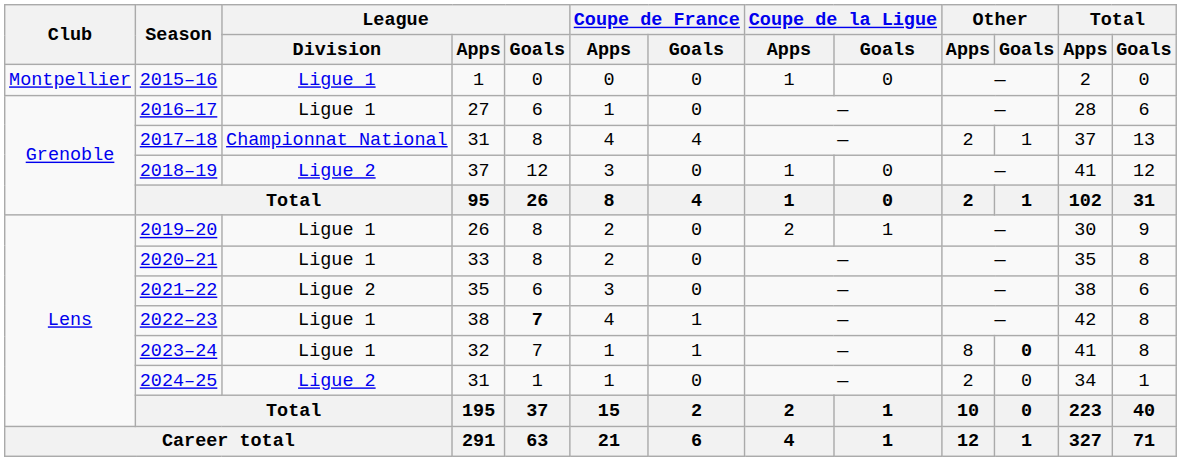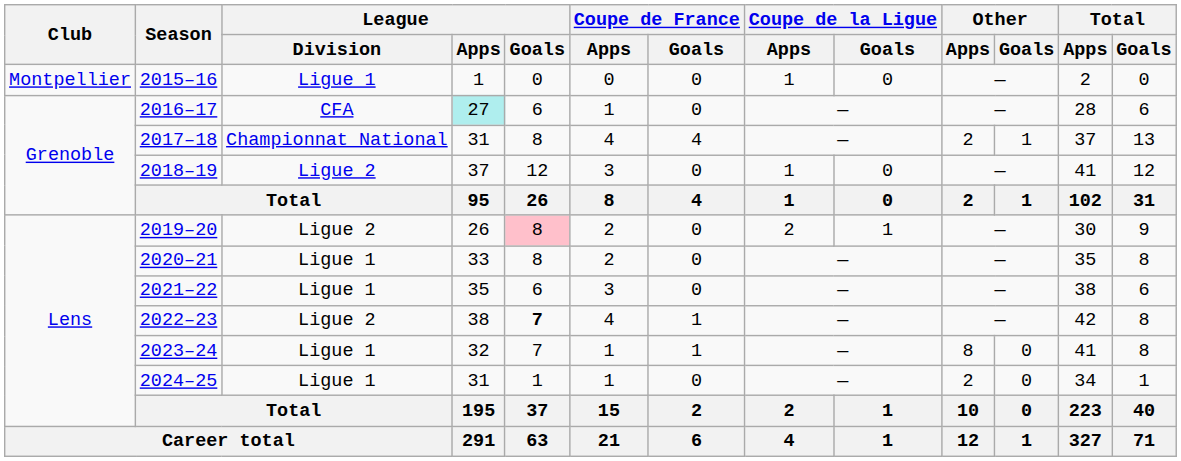(337, 110) Ligue 1 -> (337, 110) CFA
(479, 110) no background -> (479, 110) paleturquoise background
(337, 230) Ligue 1 -> (337, 230) Ligue 2
(537, 230) no background -> (537, 230) pink background
(337, 291) Ligue 2 -> (337, 291) Ligue 1
(337, 321) Ligue 1 -> (337, 321) Ligue 2
(1027, 351) bold -> (1027, 351) normal
(337, 381) Ligue 2 -> (337, 381) Ligue 1
